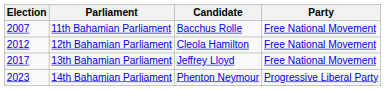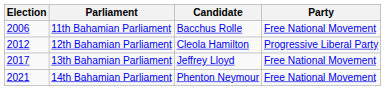(18, 28) 2007 -> (18, 28) 2006
(320, 45) Free National Movement -> (321, 45) Progressive Liberal Party
(18, 77) 2023 -> (18, 77) 2021
(321, 77) Progressive Liberal Party -> (320, 77) Free National Movement
